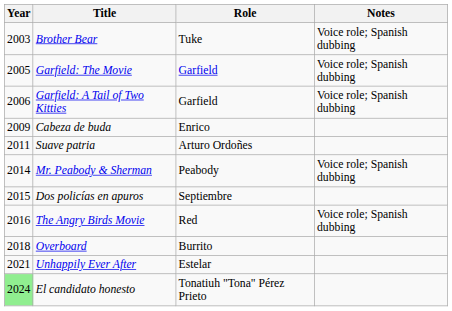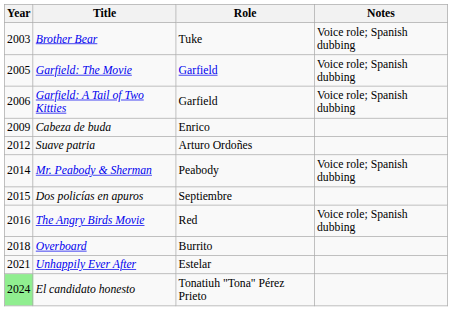(19, 145) 2011 -> (19, 145) 2012
